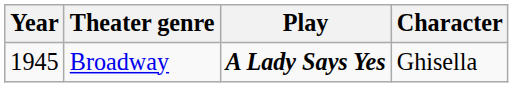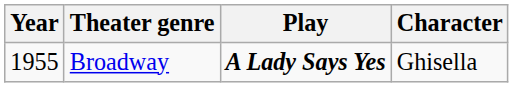(34, 61) 1945 -> (34, 61) 1955
